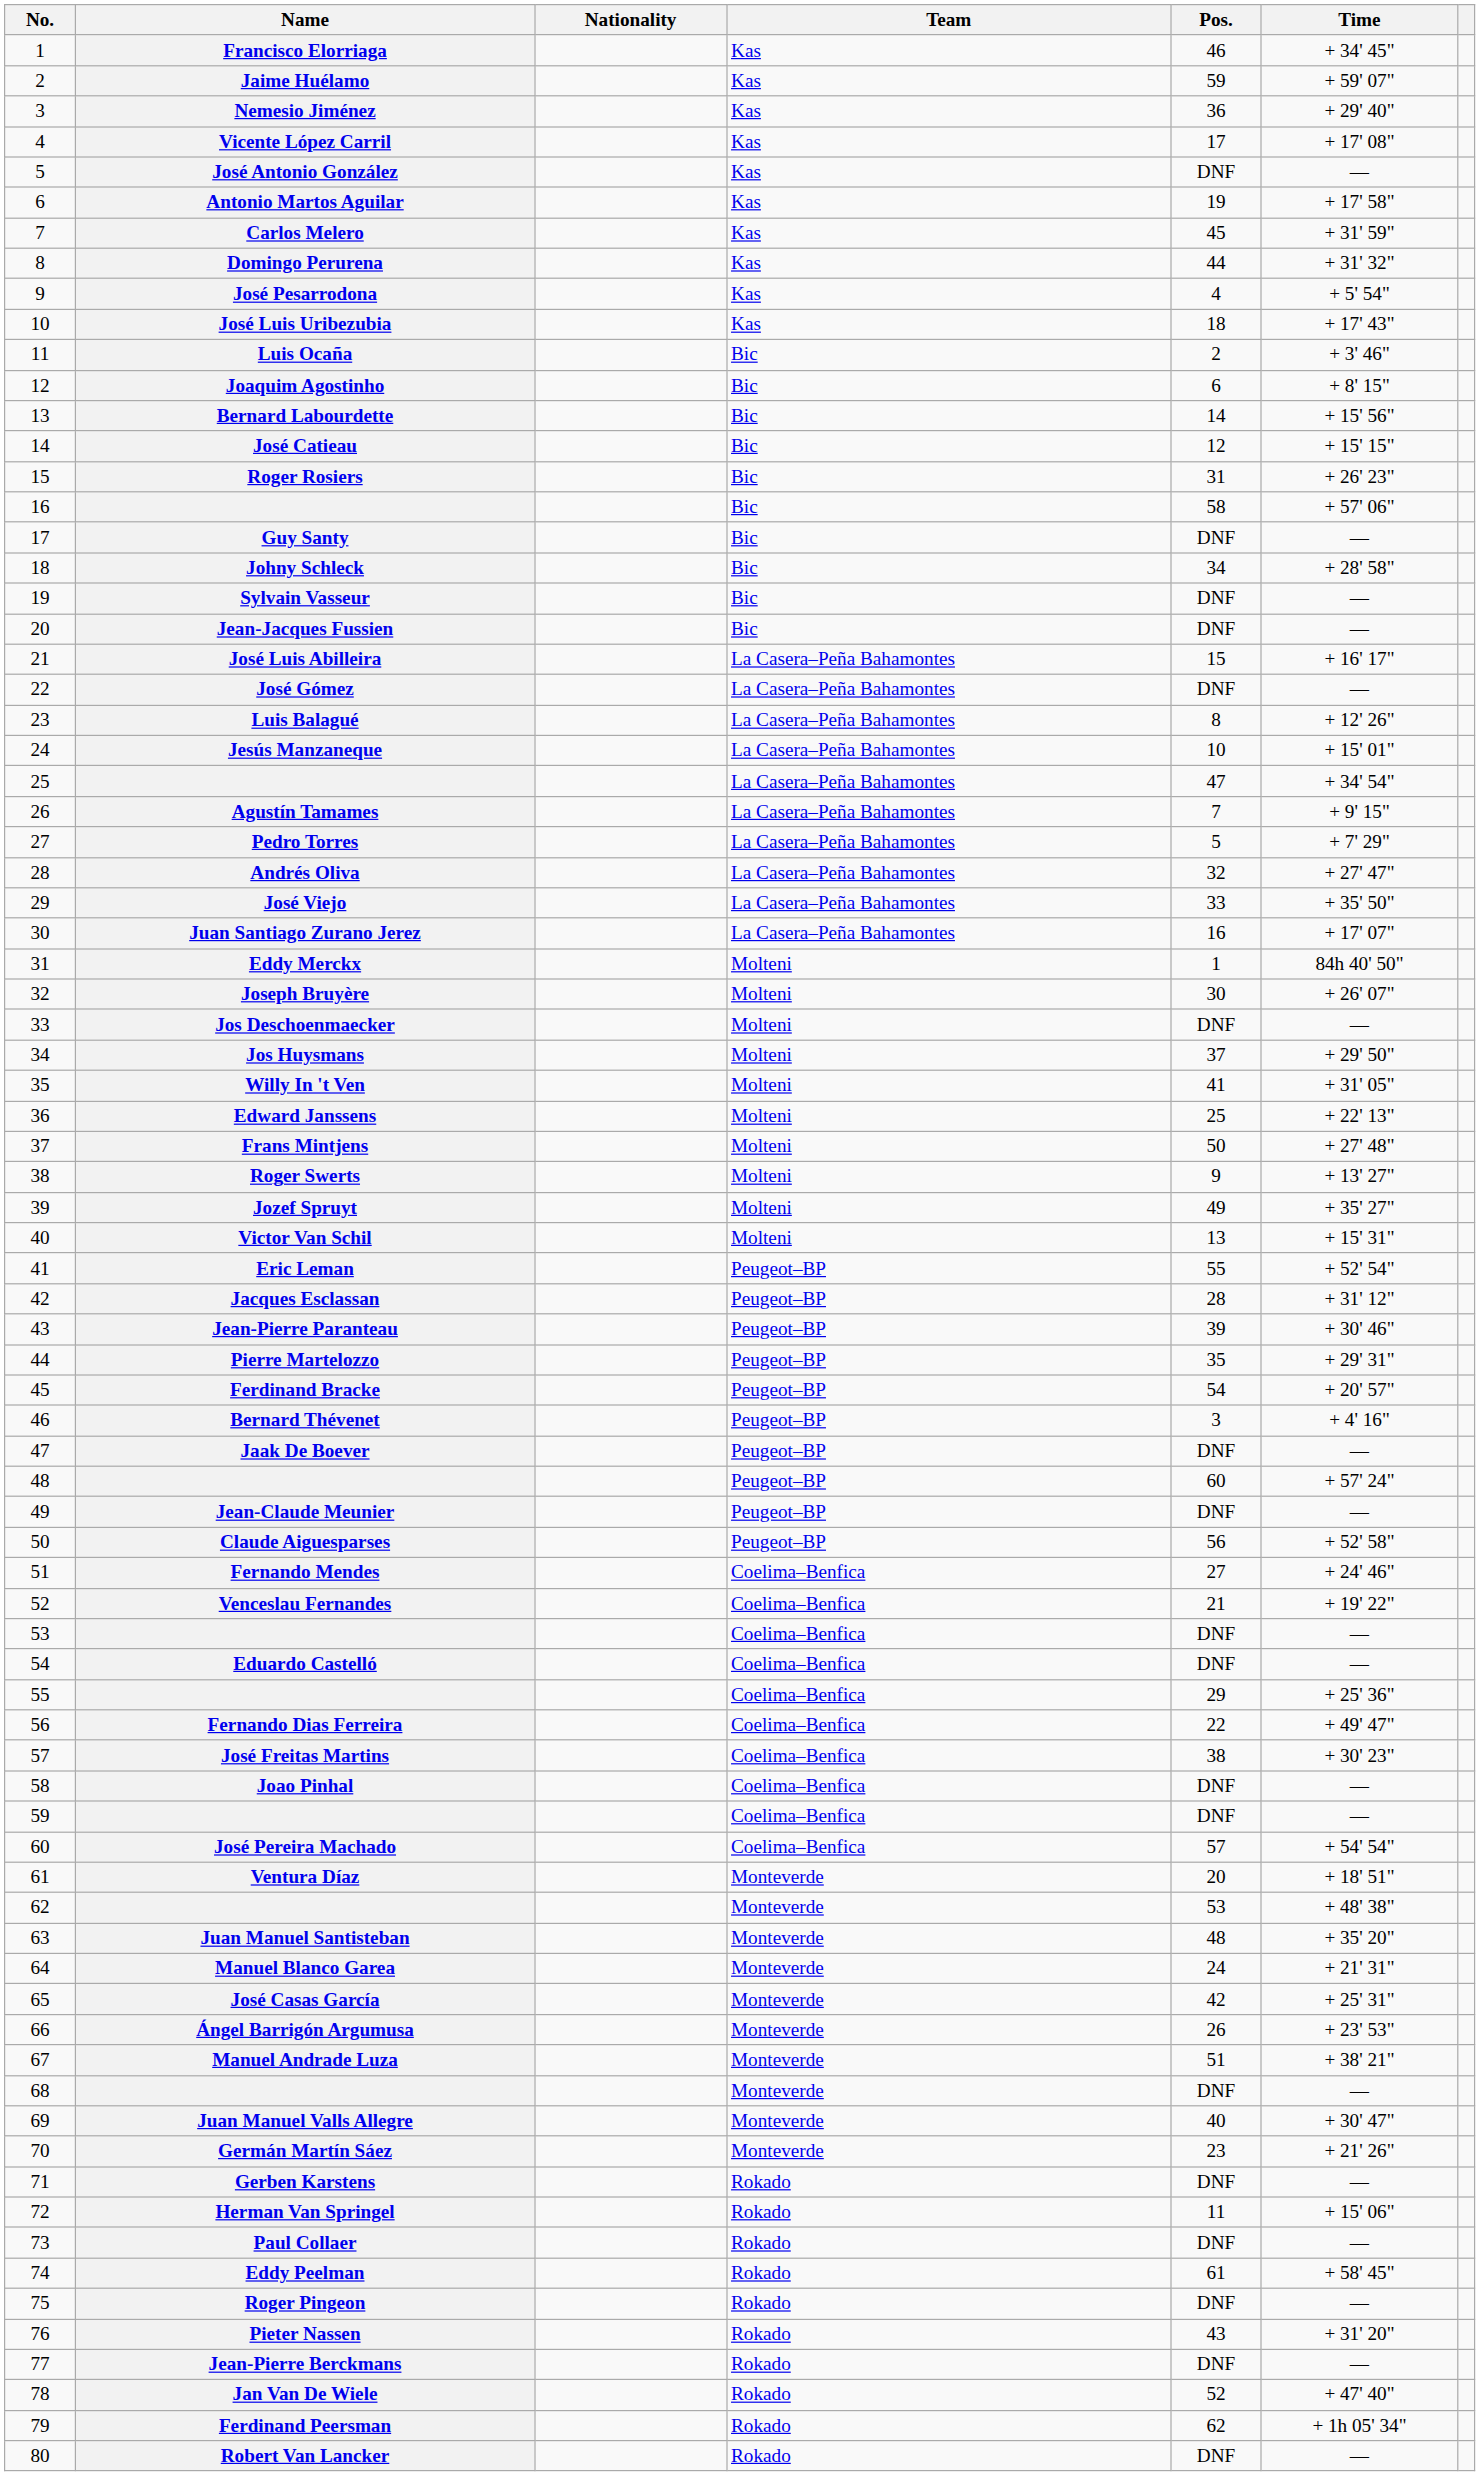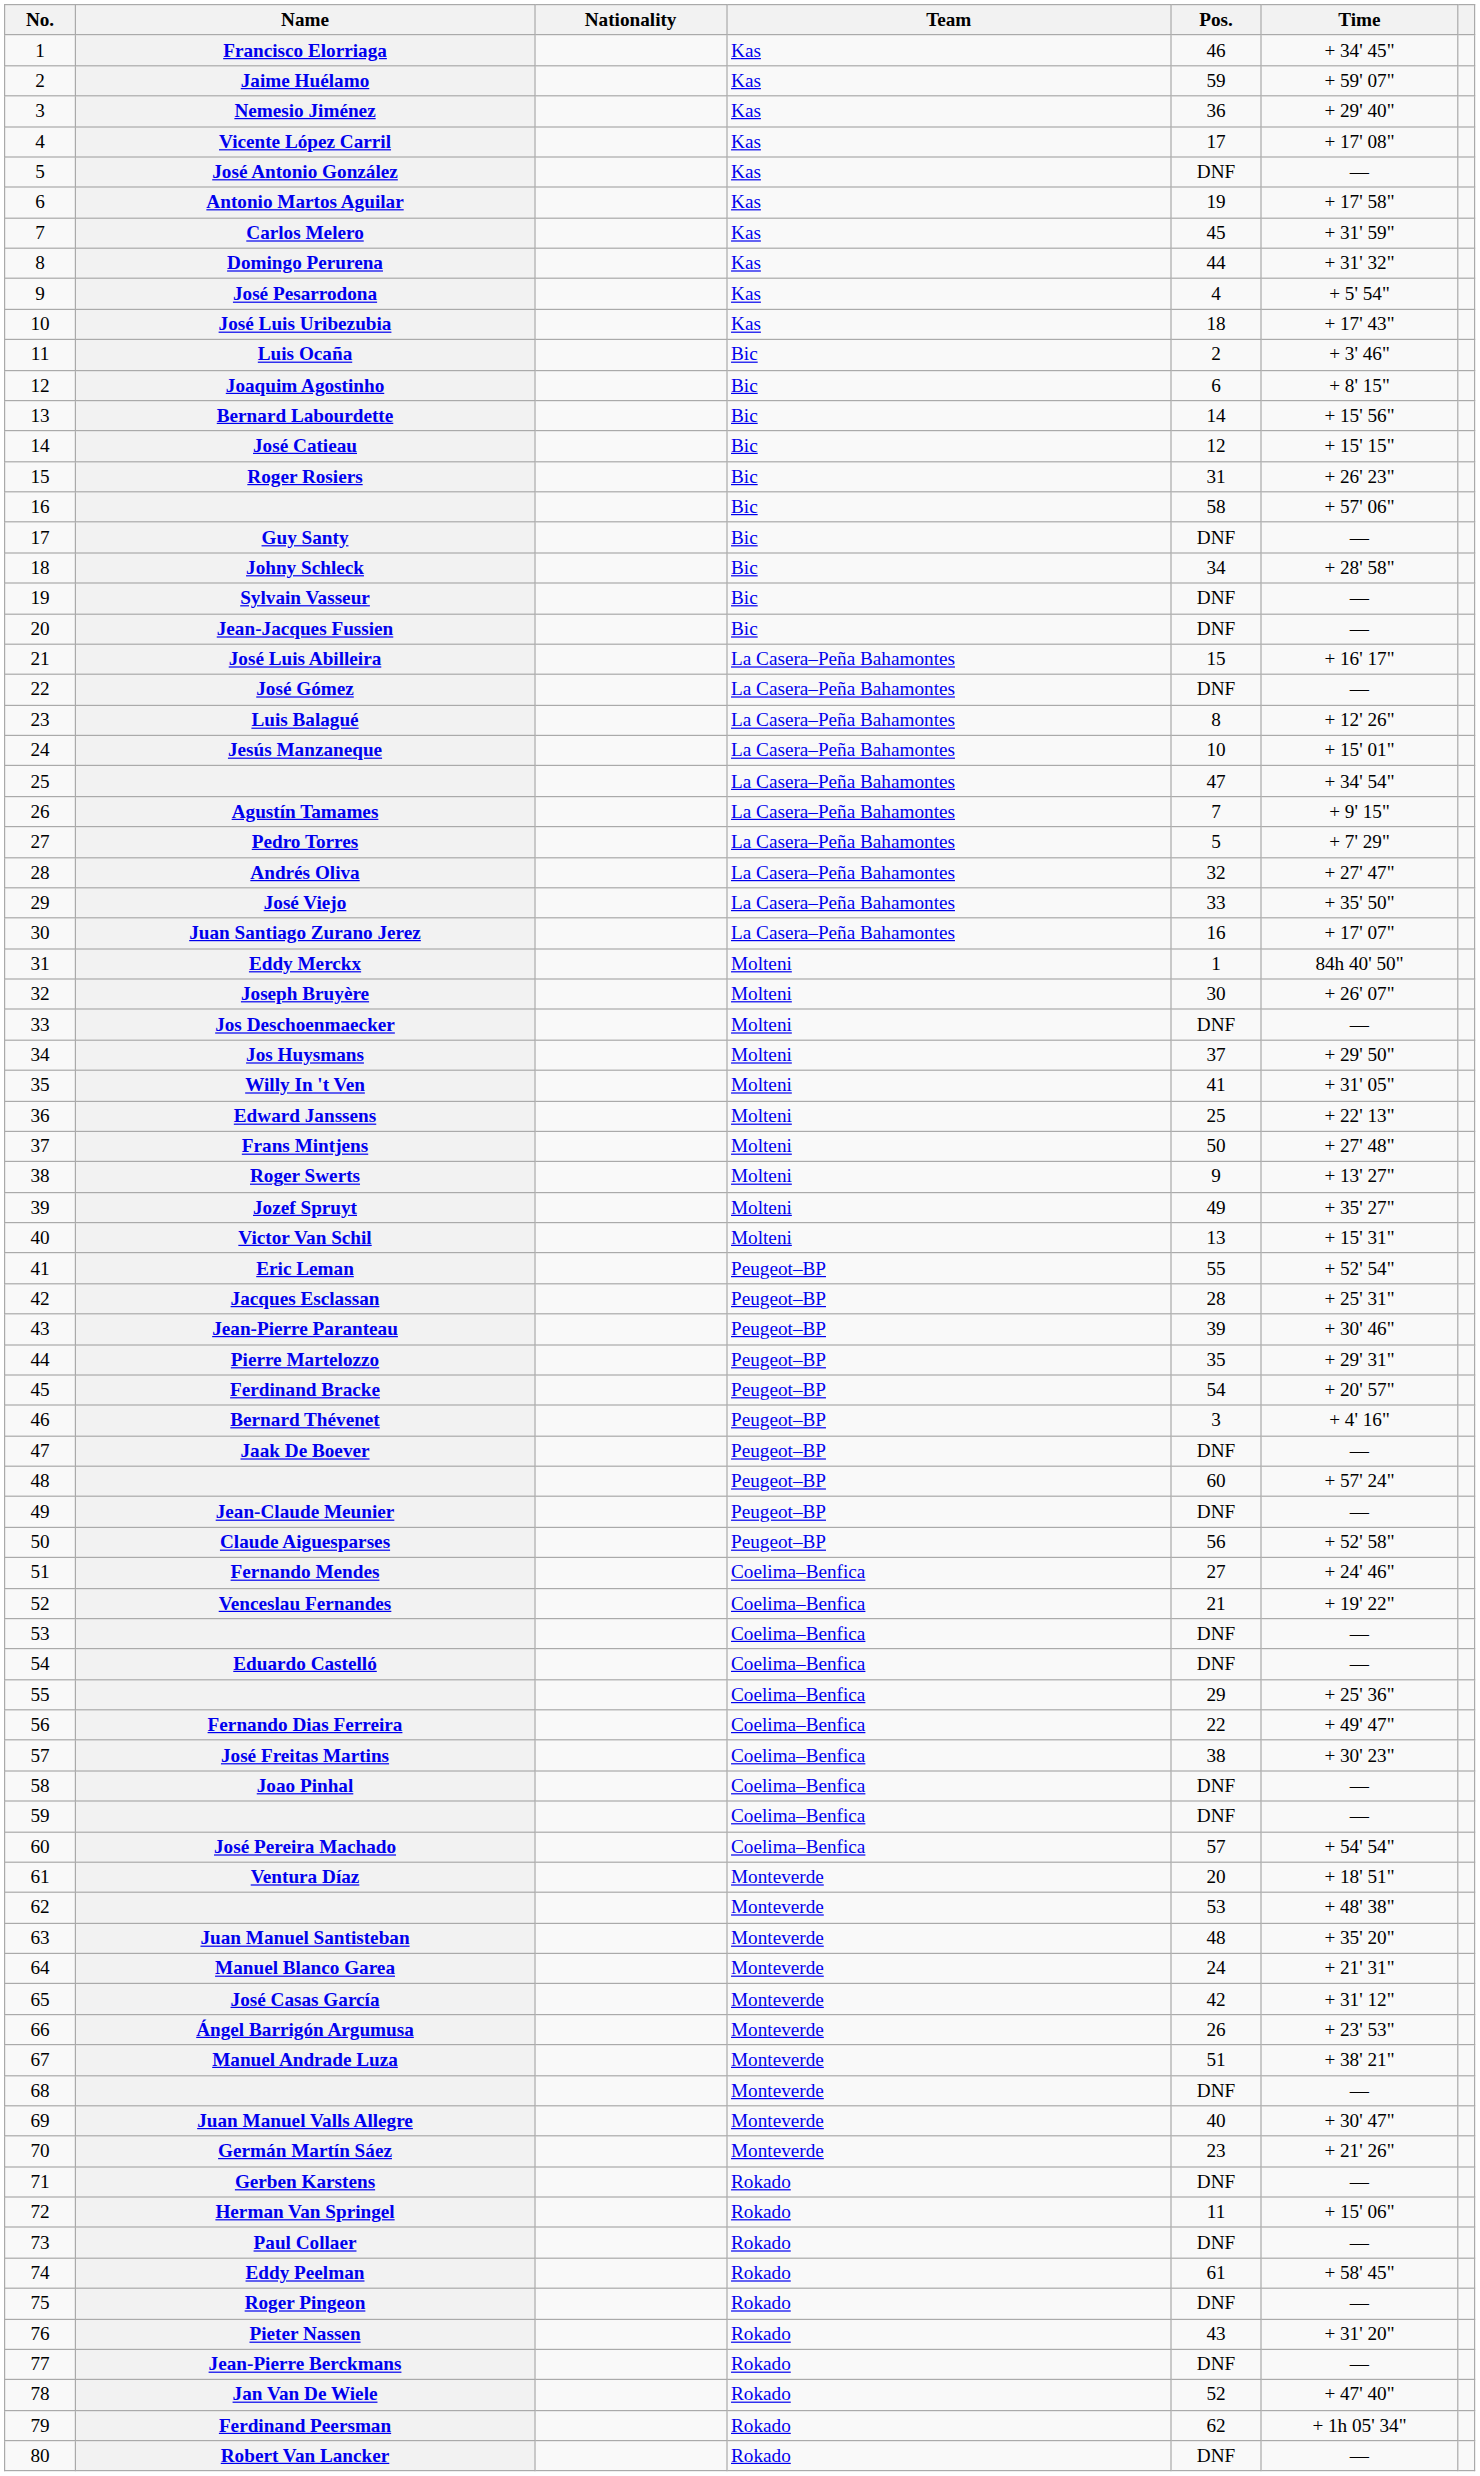(1359, 1298) + 31' 12" -> (1359, 1298) + 25' 31"
(1359, 1998) + 25' 31" -> (1359, 1998) + 31' 12"
